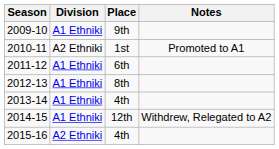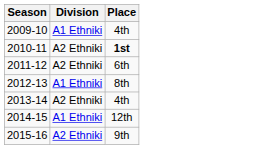- column: (206, 13)
(122, 30) 9th -> (122, 30) 4th
(122, 48) normal -> (122, 48) bold
(77, 65) A1 Ethniki -> (77, 65) A2 Ethniki
(77, 100) A1 Ethniki -> (77, 100) A2 Ethniki
(122, 135) 4th -> (122, 135) 9th
